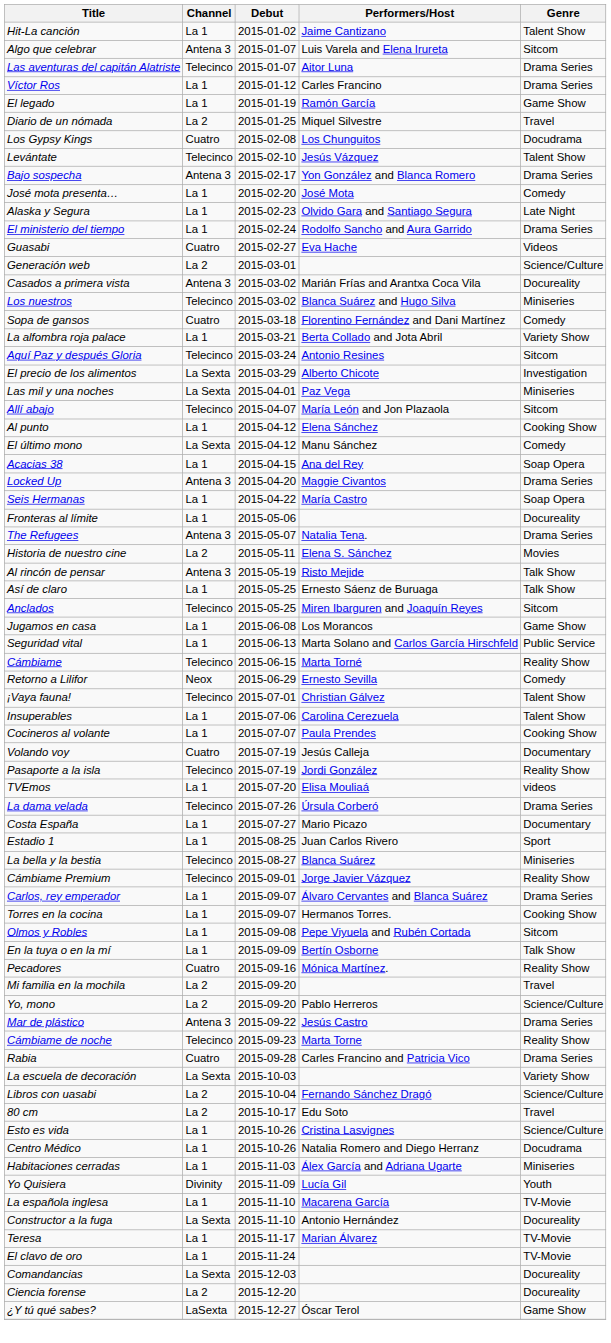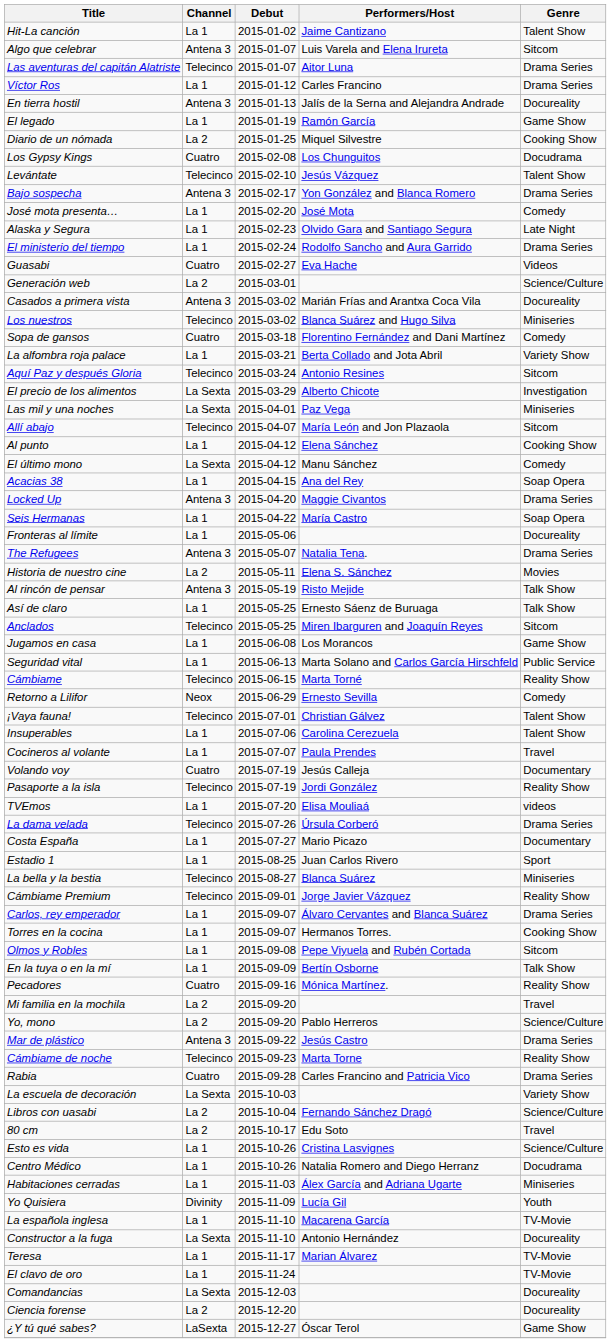+ row: (43, 103)
(539, 121) Travel -> (560, 139) Cooking Show
(560, 734) Cooking Show -> (539, 752) Travel
